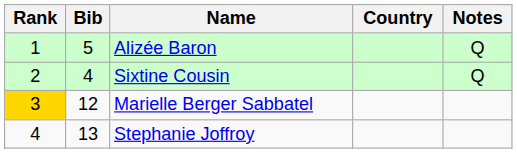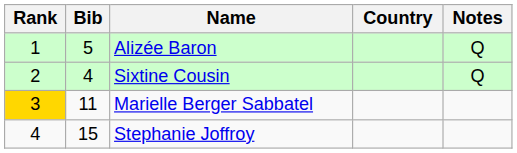(88, 104) 12 -> (88, 104) 11
(88, 133) 13 -> (88, 133) 15
